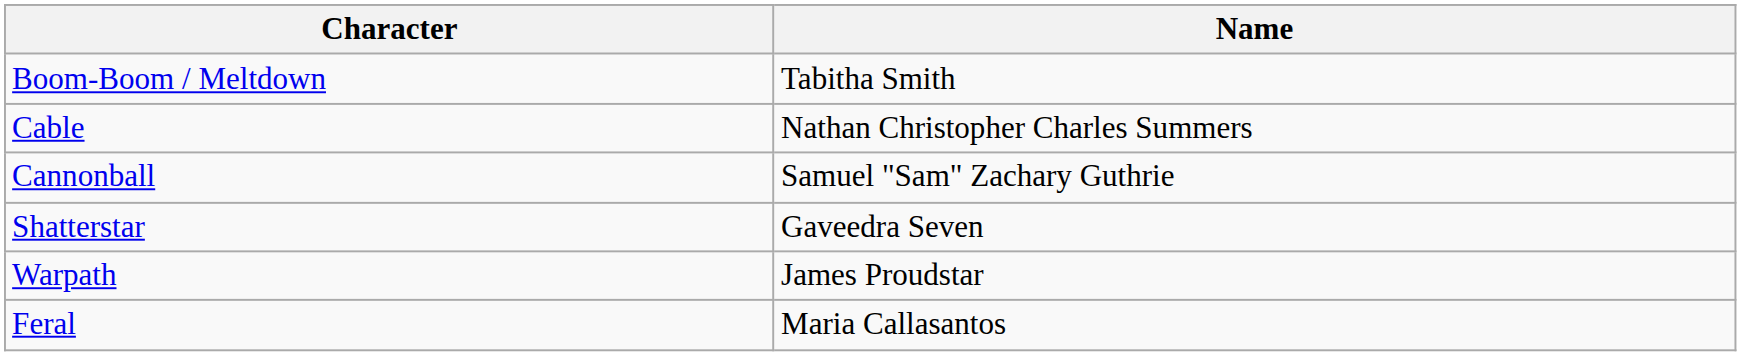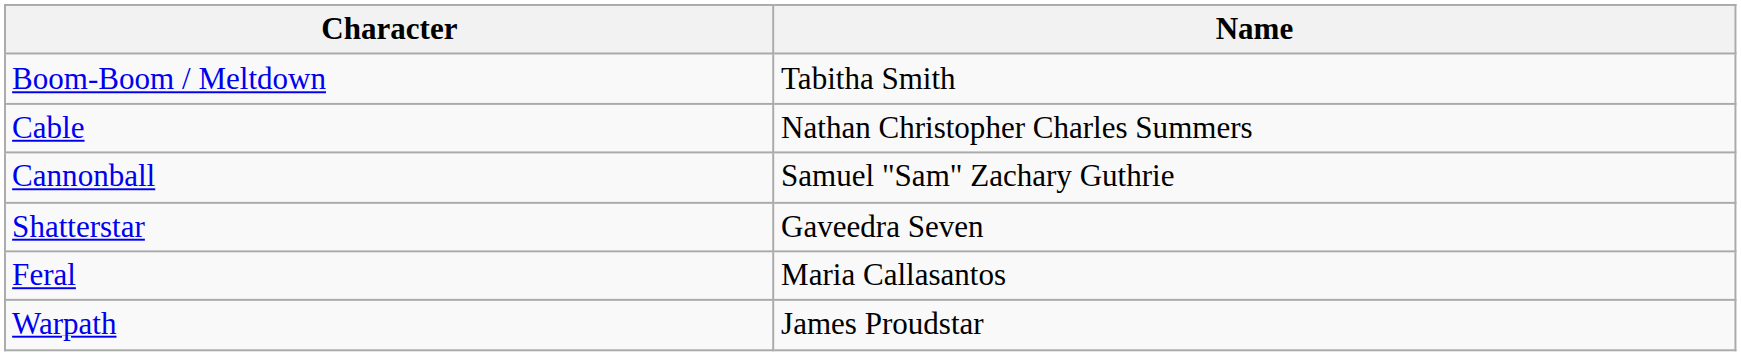rows swapped: (44, 324) <-> (64, 275)
